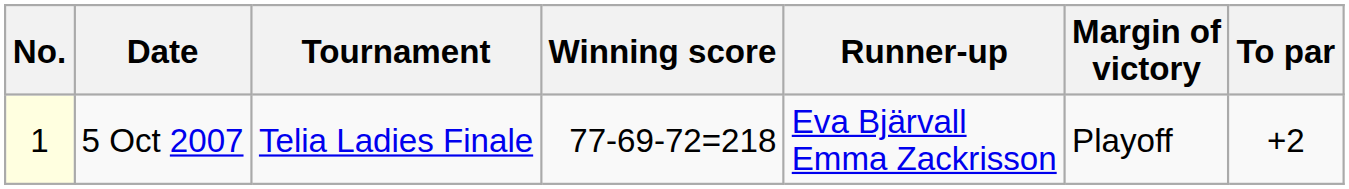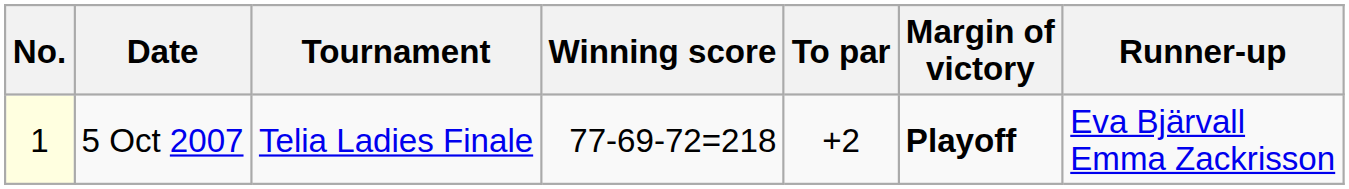columns swapped: (1286, 50) <-> (924, 50)
(1122, 140) normal -> (961, 140) bold
